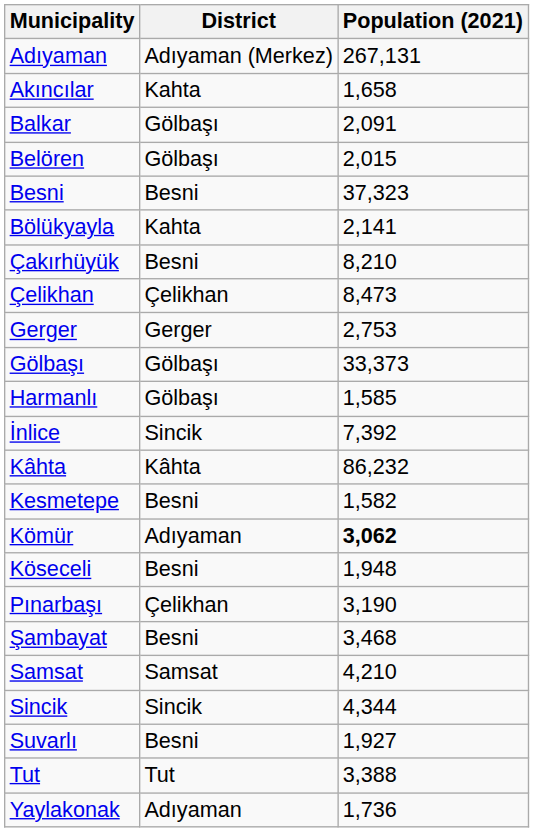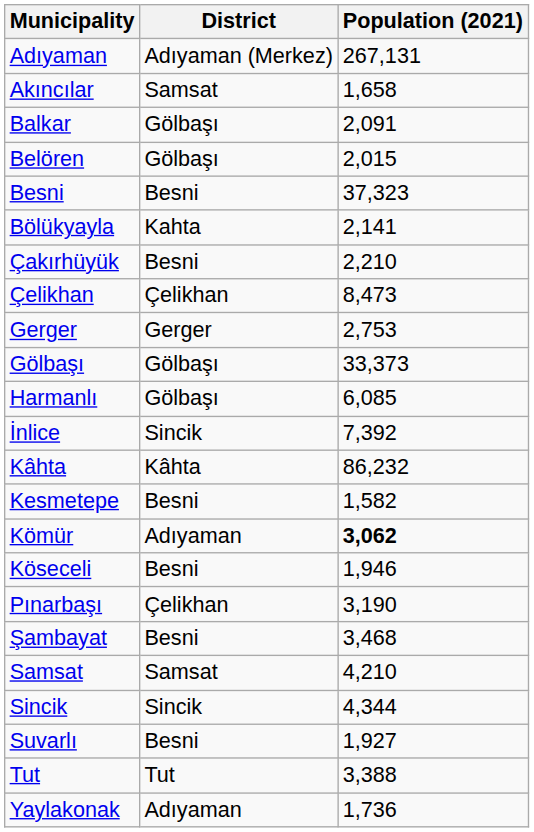(173, 90) Kahta -> (181, 90) Samsat
(370, 261) 8,210 -> (370, 261) 2,210
(370, 398) 1,585 -> (370, 398) 6,085
(370, 569) 1,948 -> (370, 569) 1,946
